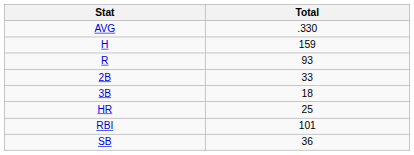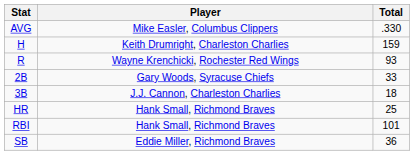+ column: (205, 12)
